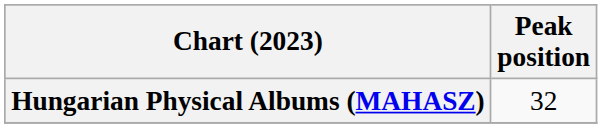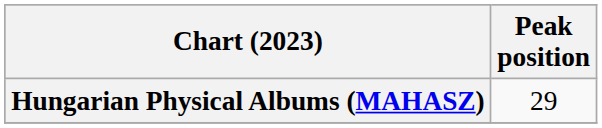(544, 100) 32 -> (544, 100) 29
